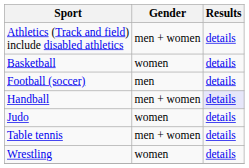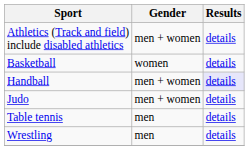- row: (46, 81)
(151, 117) women -> (167, 99) men + women
(167, 136) men + women -> (144, 117) men
(151, 154) women -> (144, 136) men
